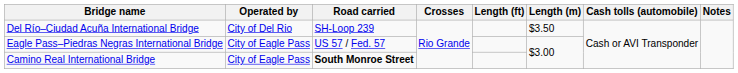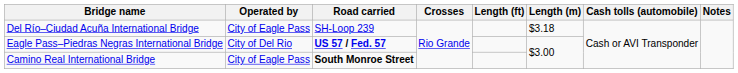(260, 28) City of Del Rio -> (269, 28) City of Eagle Pass
(542, 28) $3.50 -> (542, 28) $3.18
(269, 44) City of Eagle Pass -> (260, 44) City of Del Rio
(350, 44) normal -> (350, 44) bold
